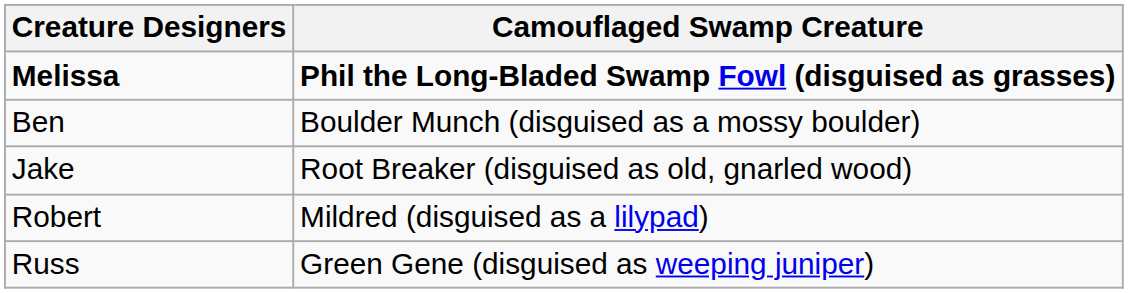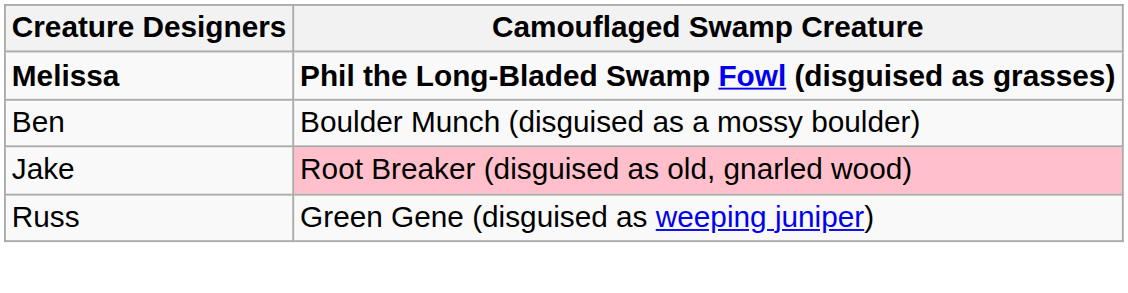(606, 169) no background -> (606, 169) pink background
- row: (56, 216)
